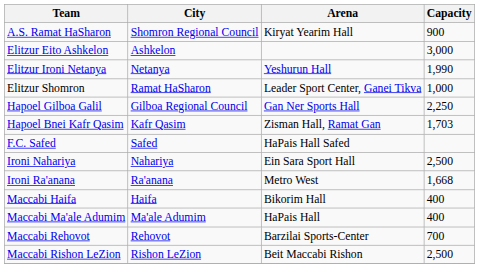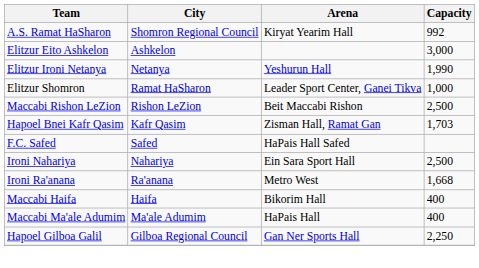(436, 32) 900 -> (436, 32) 992
rows swapped: (54, 106) <-> (64, 254)
- row: (48, 236)
